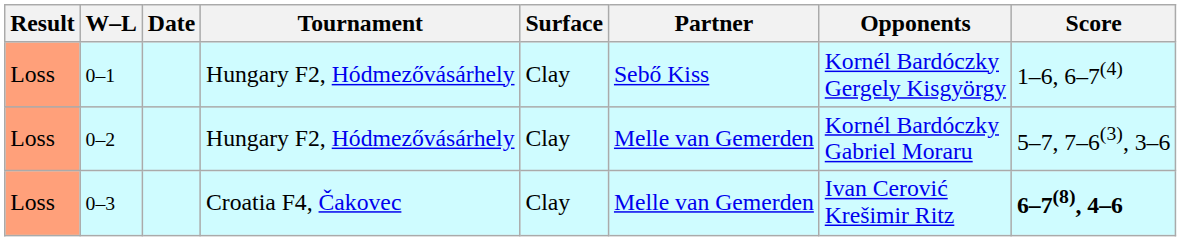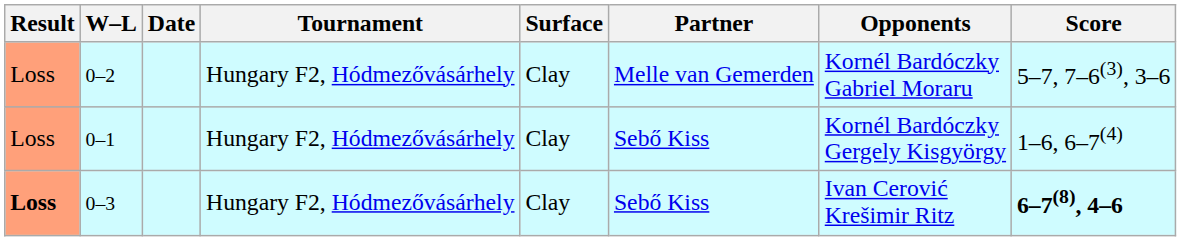rows swapped: (100, 75) <-> (100, 139)
(33, 202) normal -> (33, 202) bold
(304, 202) Croatia F4, Čakovec -> (360, 202) Hungary F2, Hódmezővásárhely
(714, 202) Melle van Gemerden -> (662, 202) Sebő Kiss
